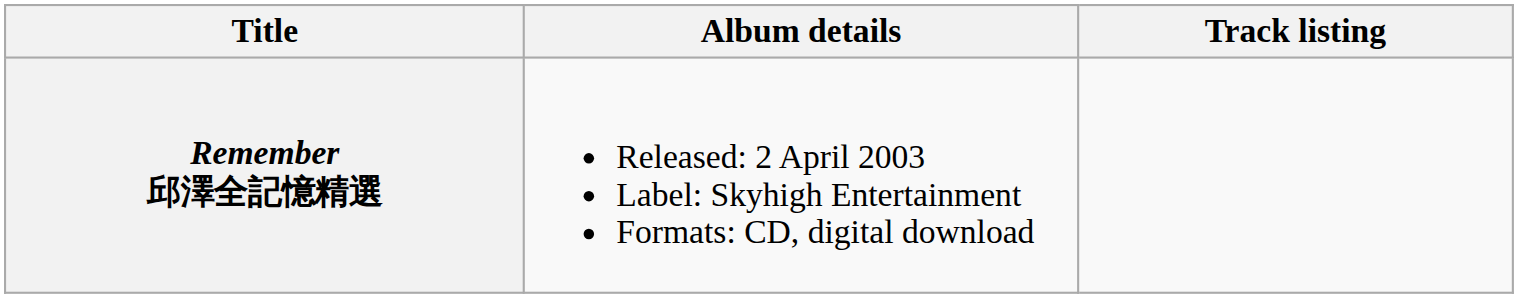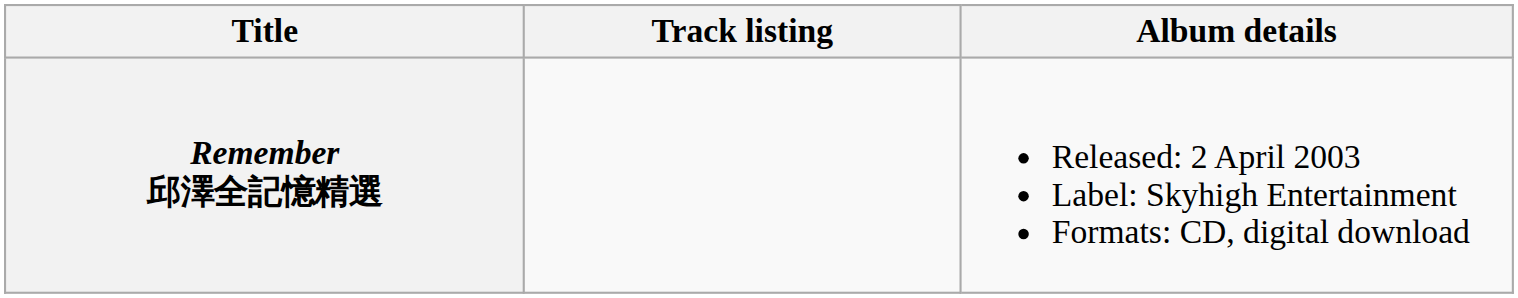columns swapped: (801, 31) <-> (1295, 31)
